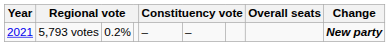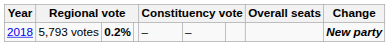(20, 32) 2021 -> (20, 32) 2018
(118, 32) normal -> (118, 32) bold
